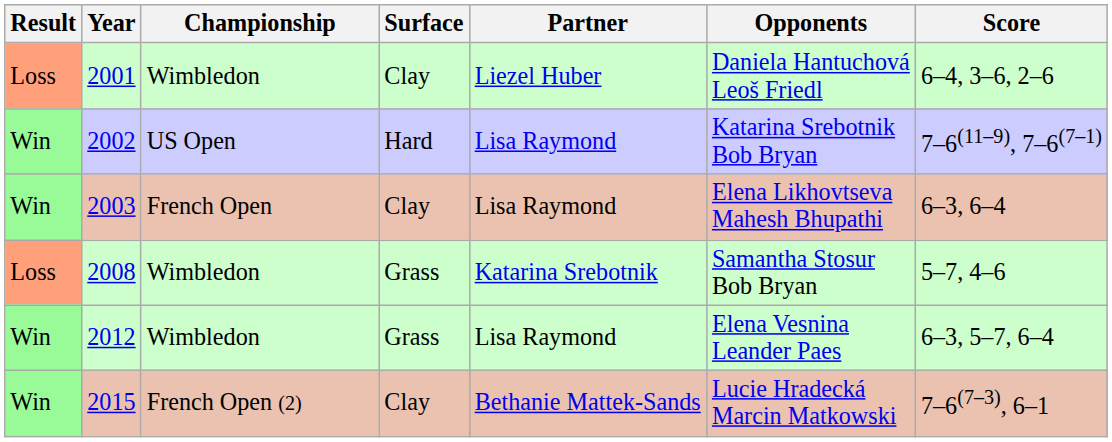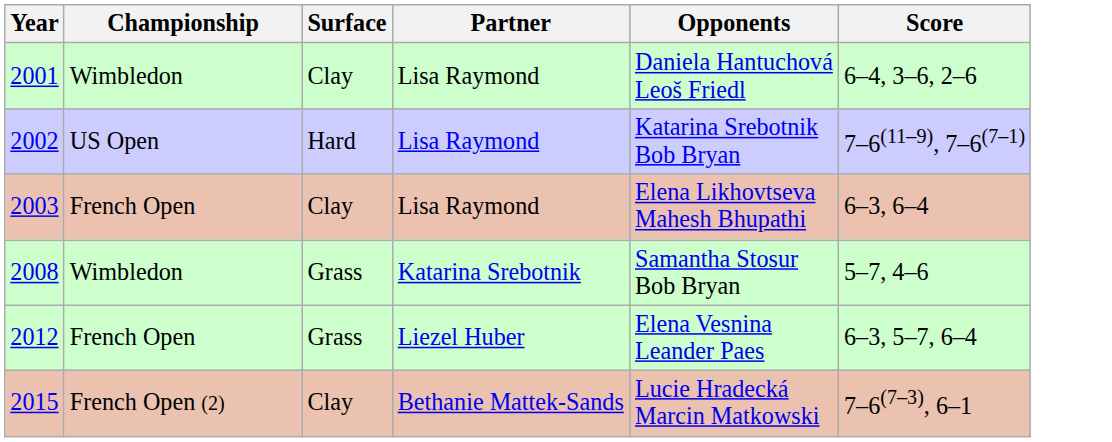- column: (43, 23)
(538, 75) Liezel Huber -> (469, 75) Lisa Raymond
(203, 337) Wimbledon -> (133, 337) French Open
(545, 337) Lisa Raymond -> (461, 337) Liezel Huber
